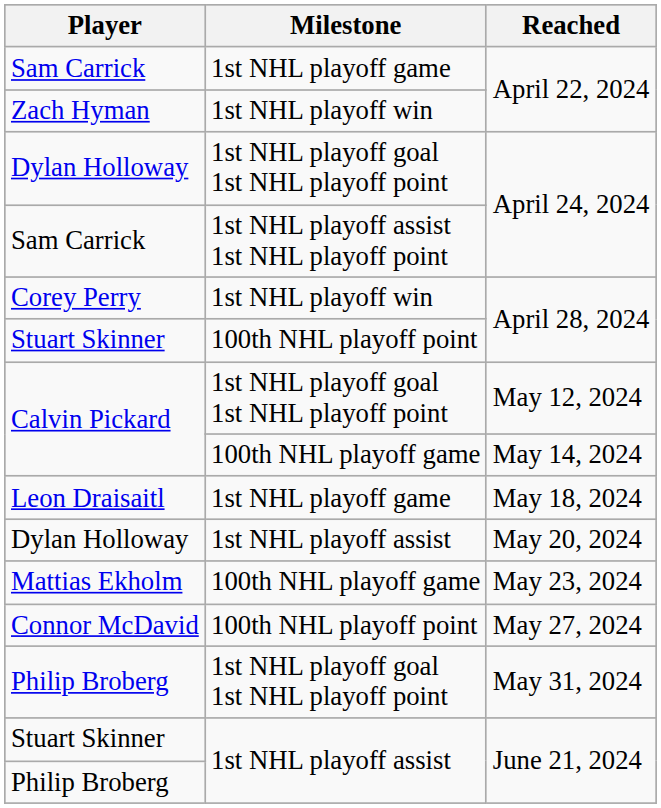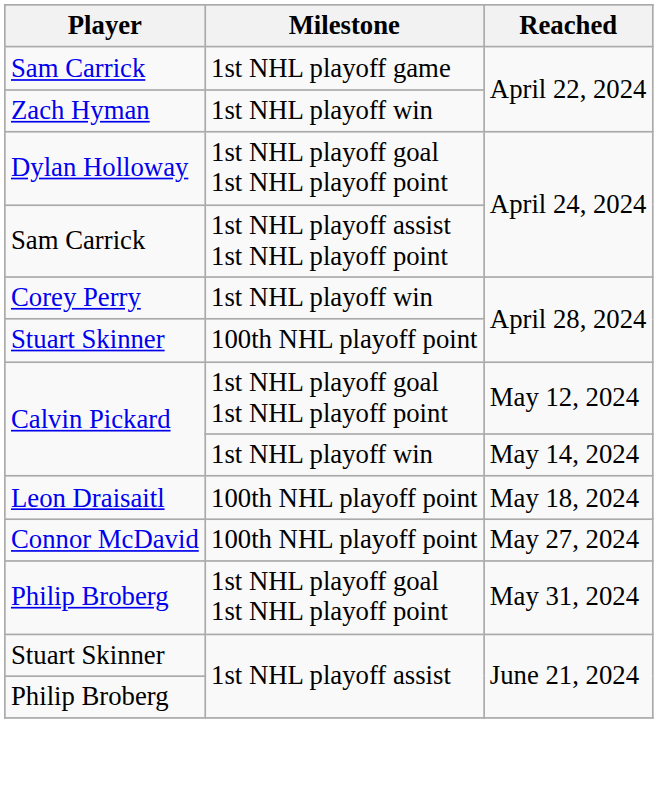(346, 454) 100th NHL playoff game -> (322, 454) 1st NHL playoff win
(331, 497) 1st NHL playoff game -> (344, 497) 100th NHL playoff point
- row: (100, 539)
- row: (97, 582)
